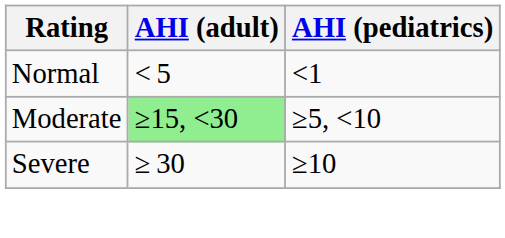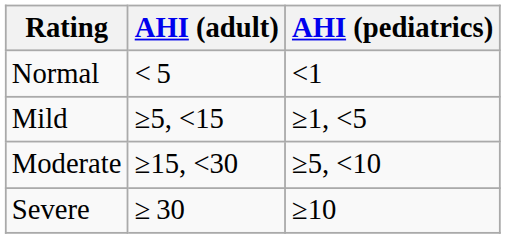+ row: (40, 118)
(186, 118) lightgreen background -> (186, 164) no background
